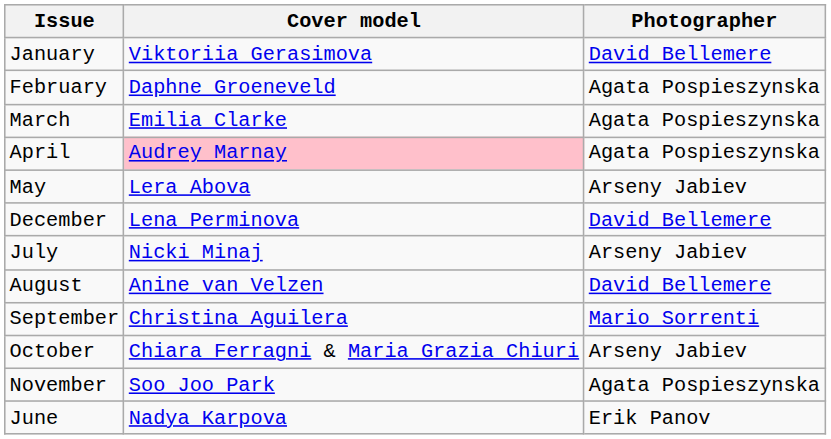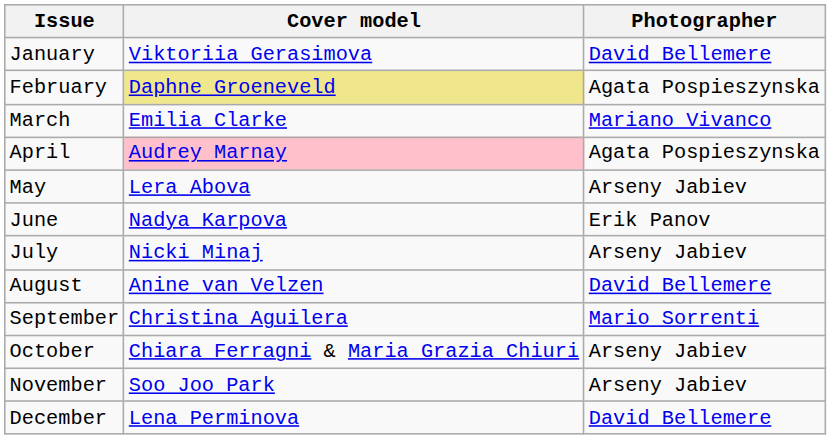(232, 87) no background -> (232, 87) khaki background
(704, 120) Agata Pospieszynska -> (680, 120) Mariano Vivanco
rows swapped: (34, 418) <-> (58, 220)
(704, 385) Agata Pospieszynska -> (668, 385) Arseny Jabiev
